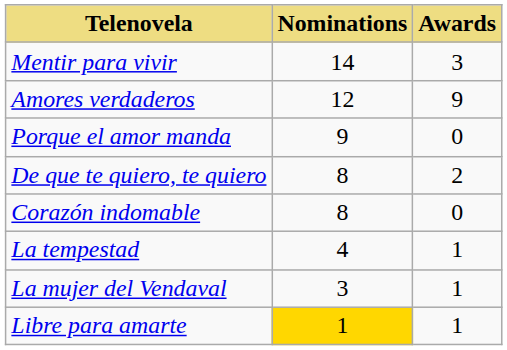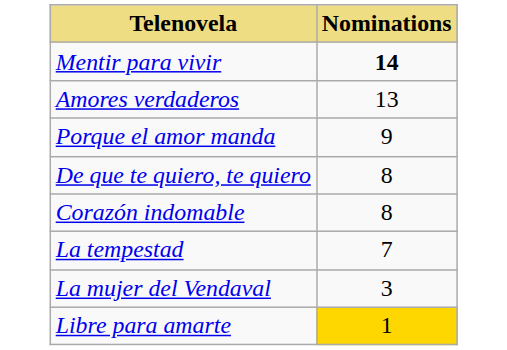- column: (457, 23)
(342, 61) normal -> (387, 61) bold
(342, 99) 12 -> (387, 99) 13
(342, 250) 4 -> (387, 250) 7
